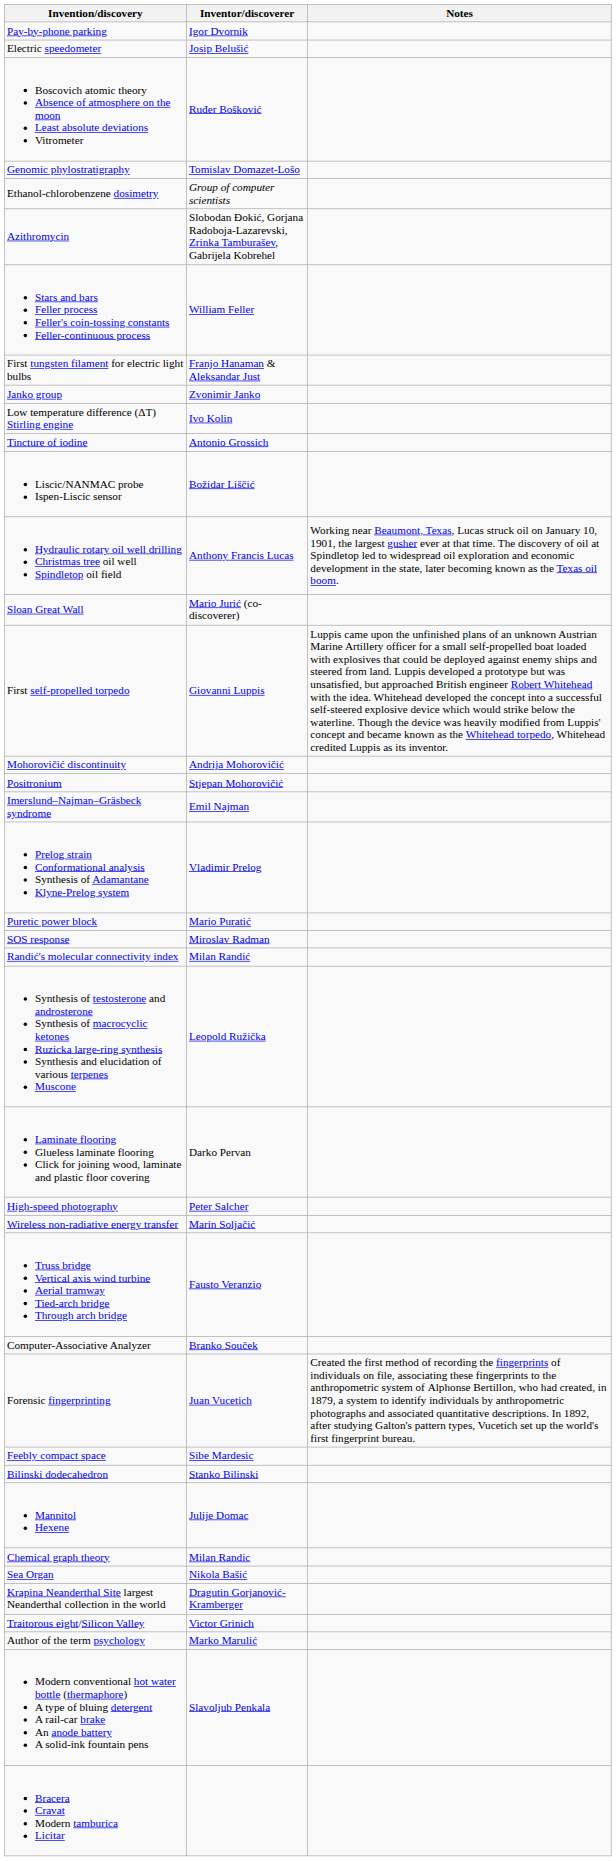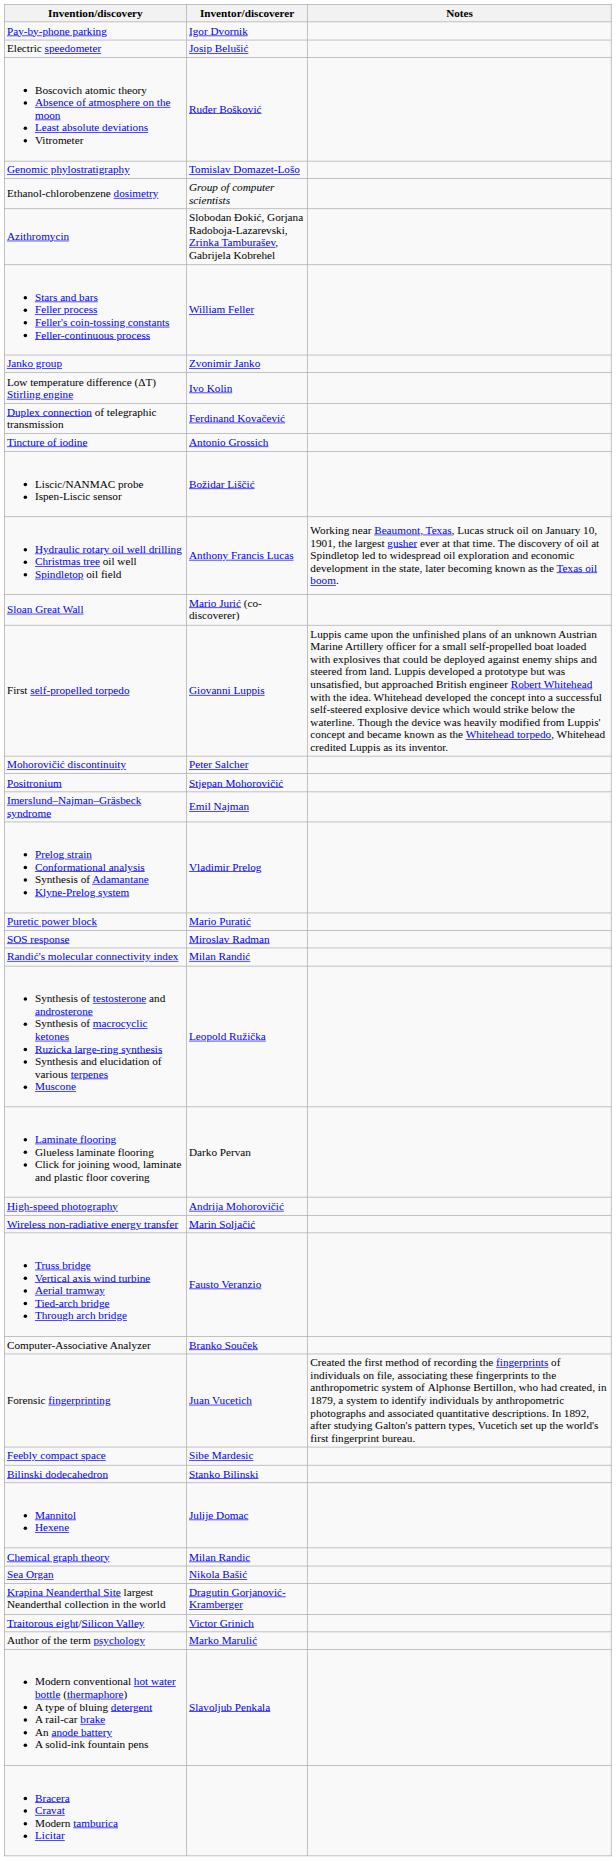- row: (95, 370)
+ row: (82, 418)
(236, 765) Andrija Mohorovičić -> (219, 765) Peter Salcher
(219, 1206) Peter Salcher -> (236, 1206) Andrija Mohorovičić
